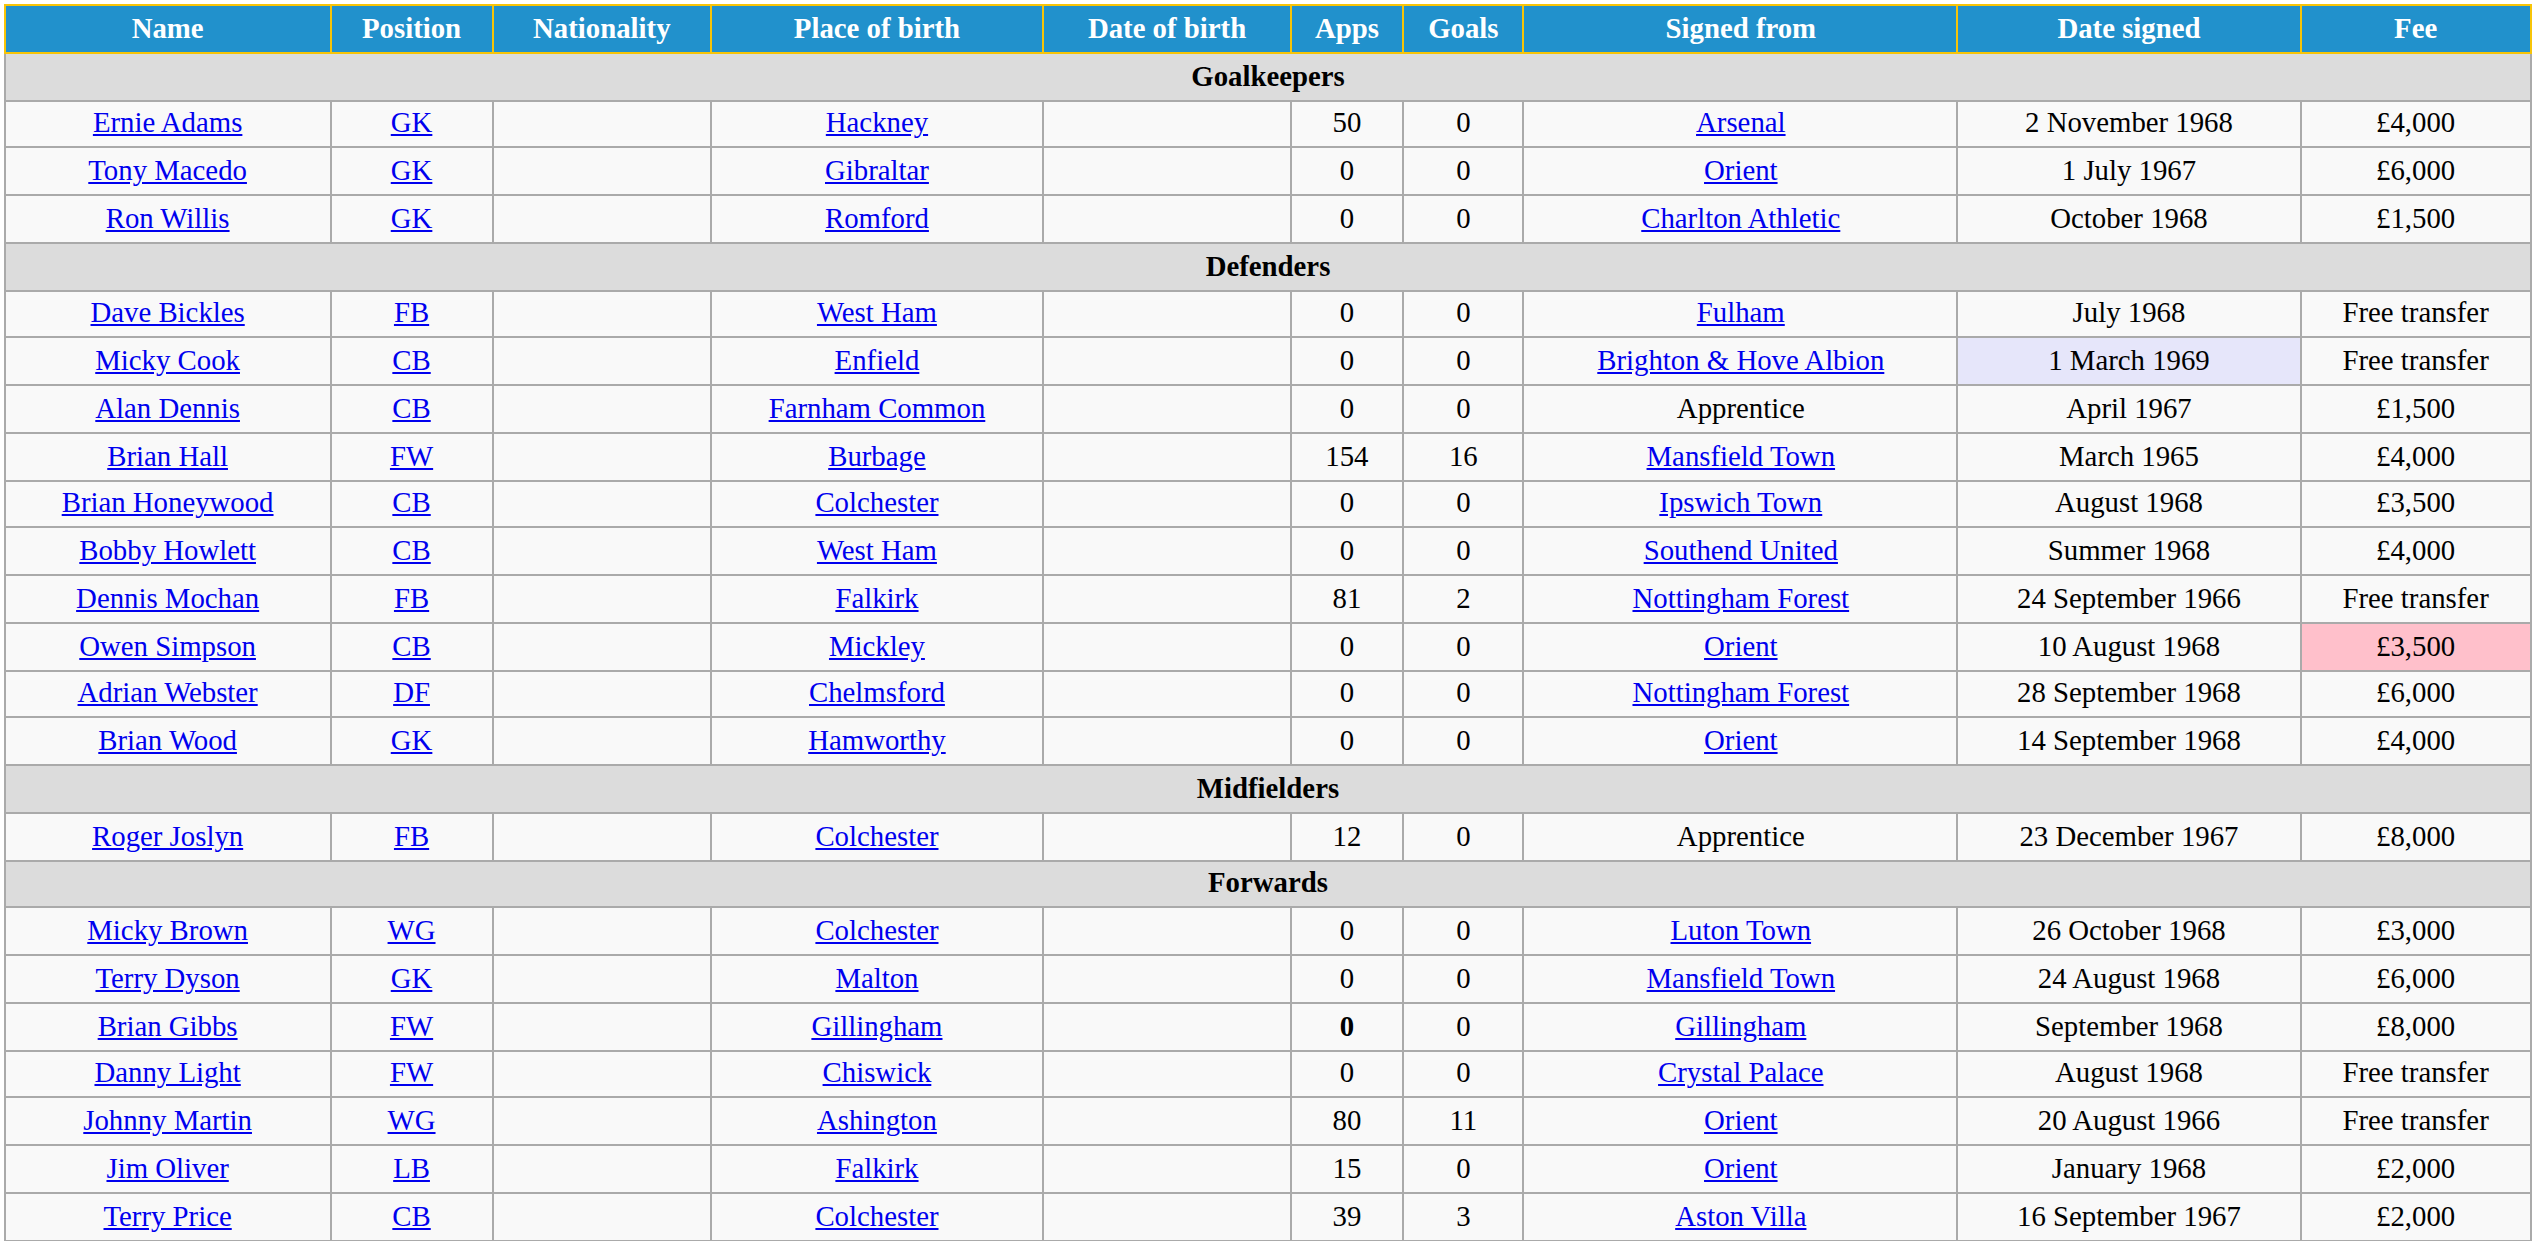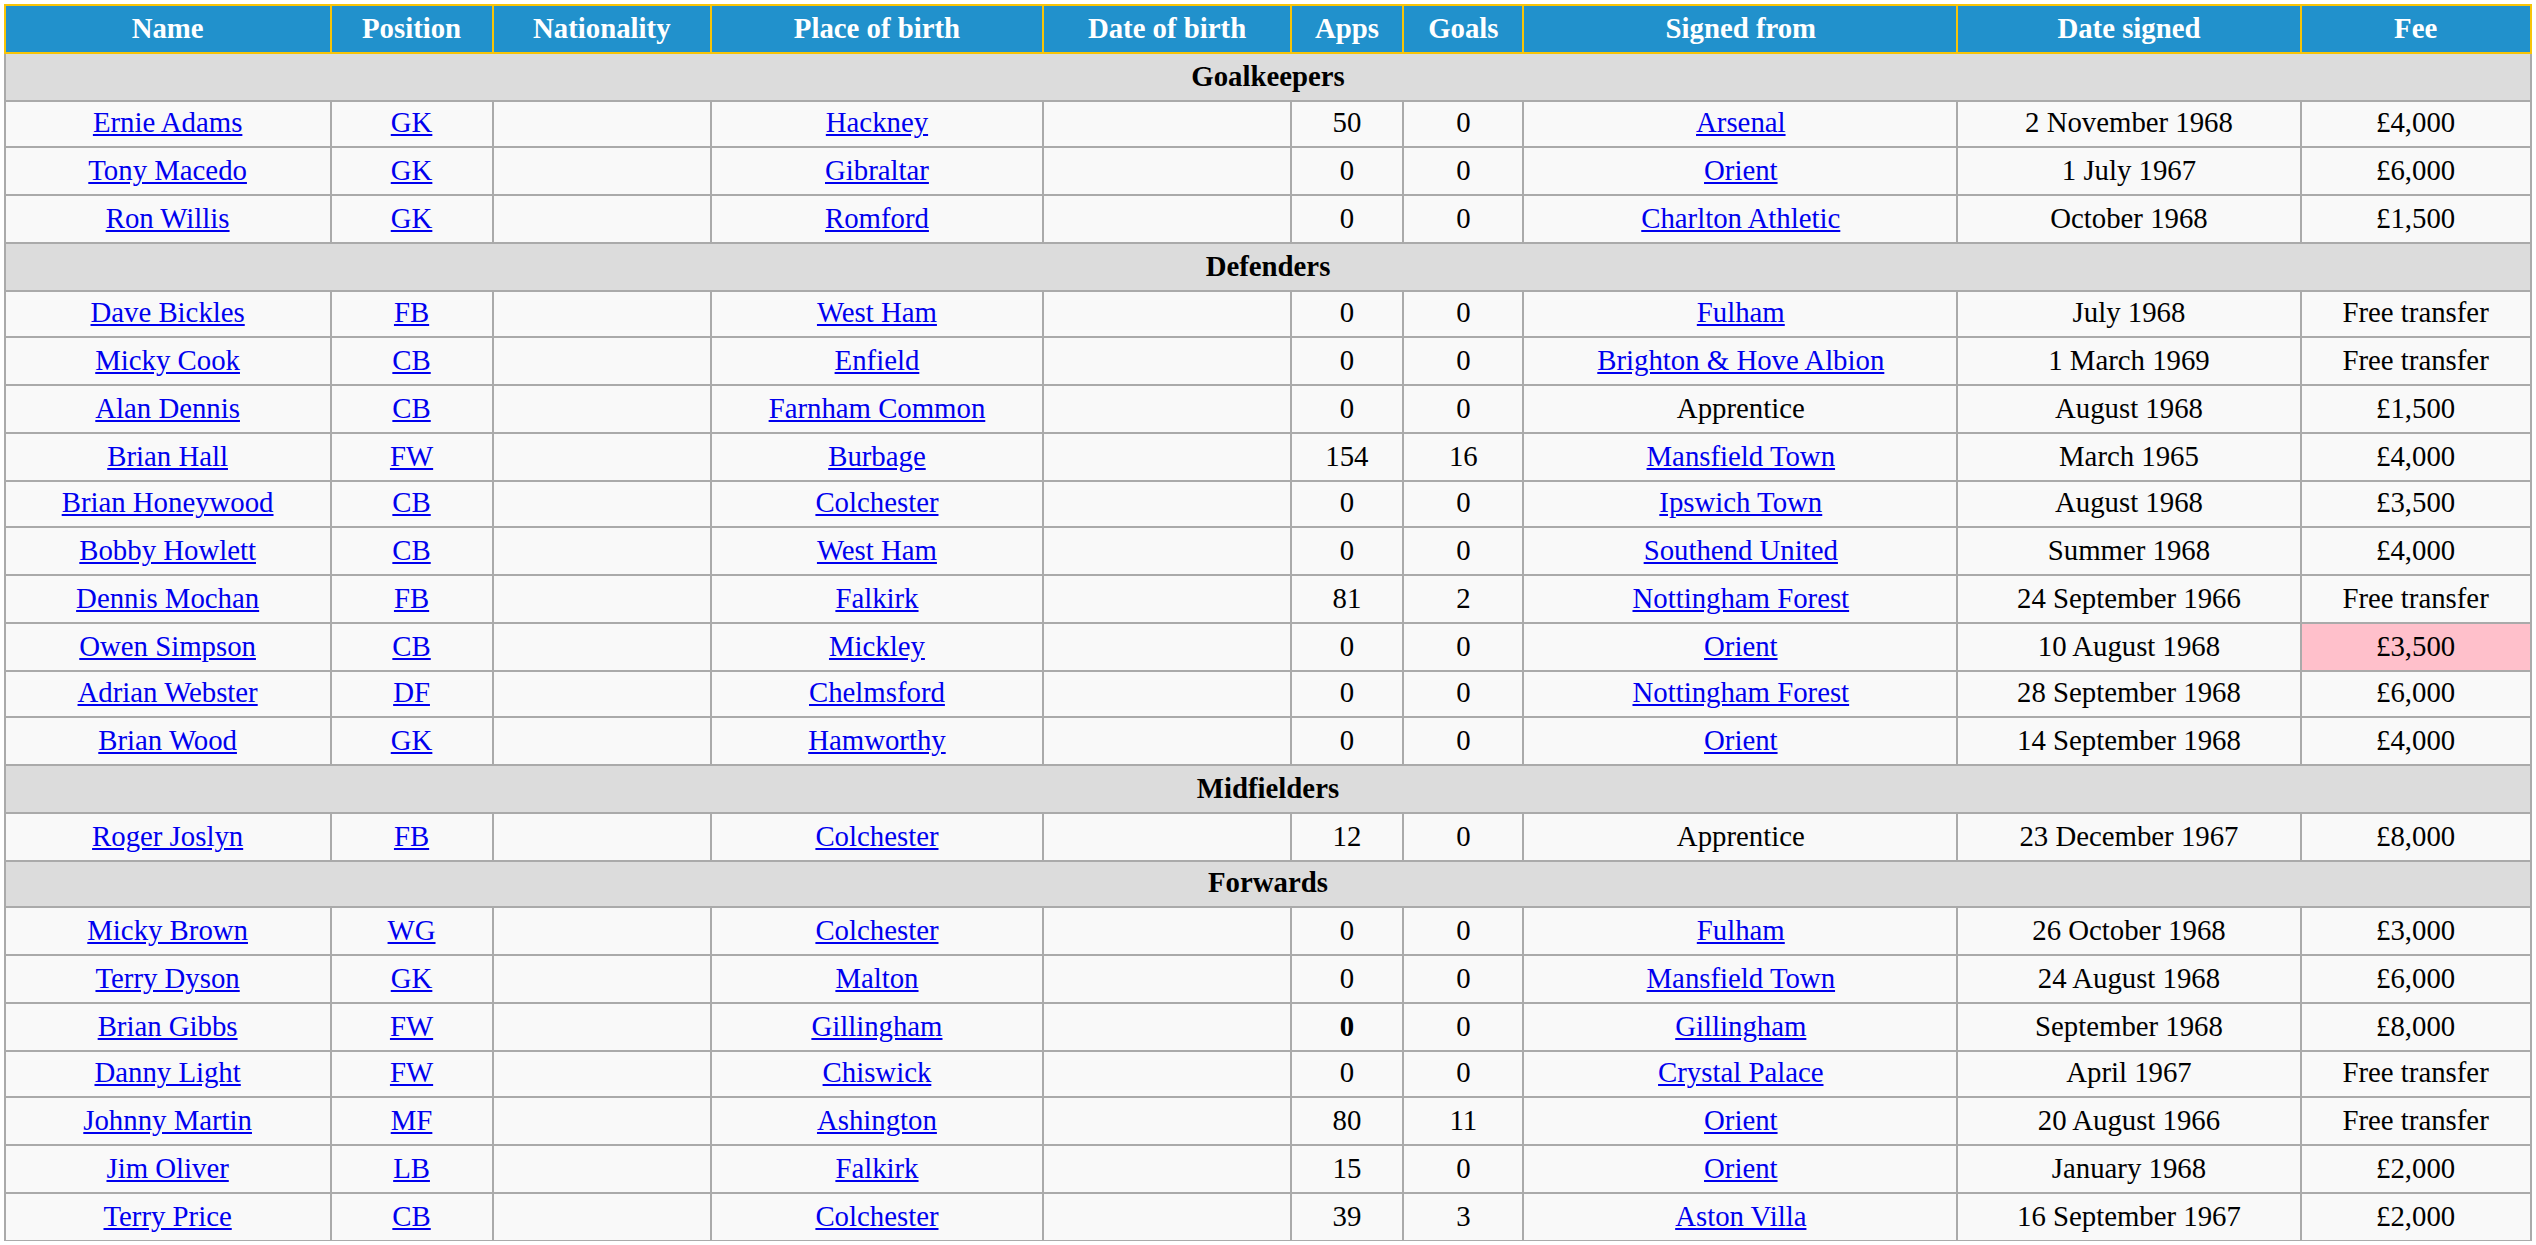(2129, 361) lavender background -> (2129, 361) no background
(2129, 408) April 1967 -> (2129, 408) August 1968
(1741, 931) Luton Town -> (1741, 931) Fulham
(2129, 1073) August 1968 -> (2129, 1073) April 1967
(412, 1121) WG -> (412, 1121) MF
